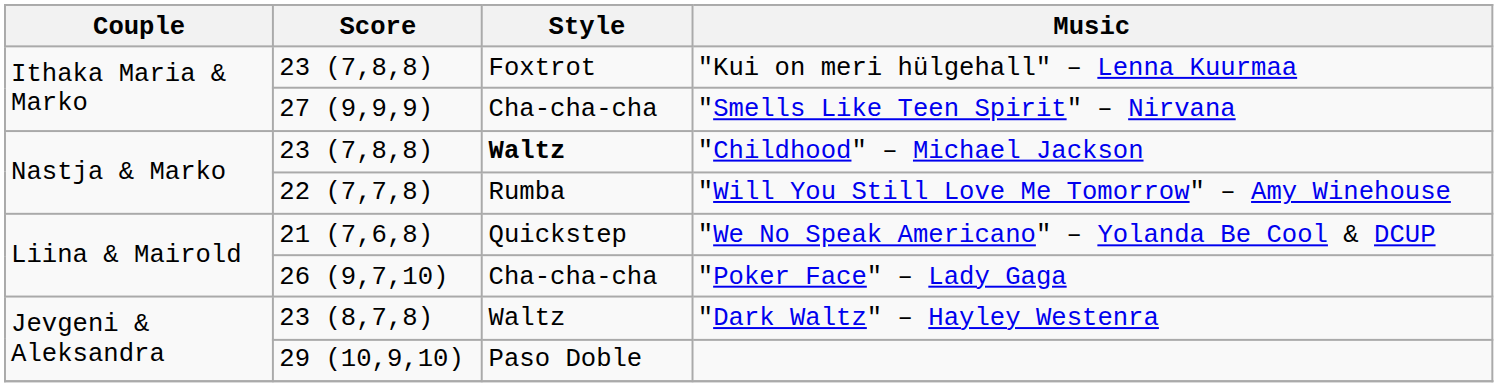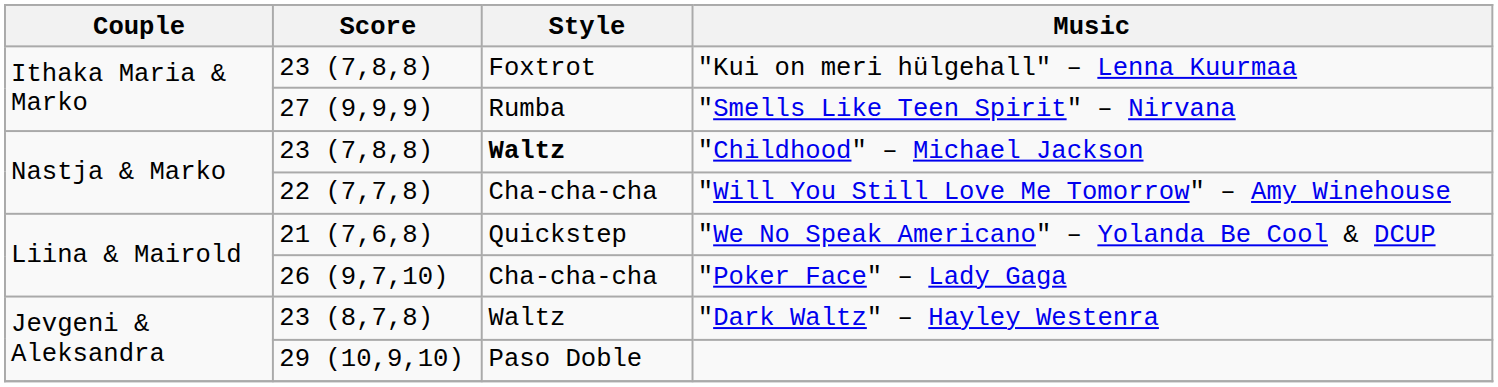(573, 109) Cha-cha-cha -> (527, 109) Rumba
(527, 193) Rumba -> (573, 193) Cha-cha-cha
